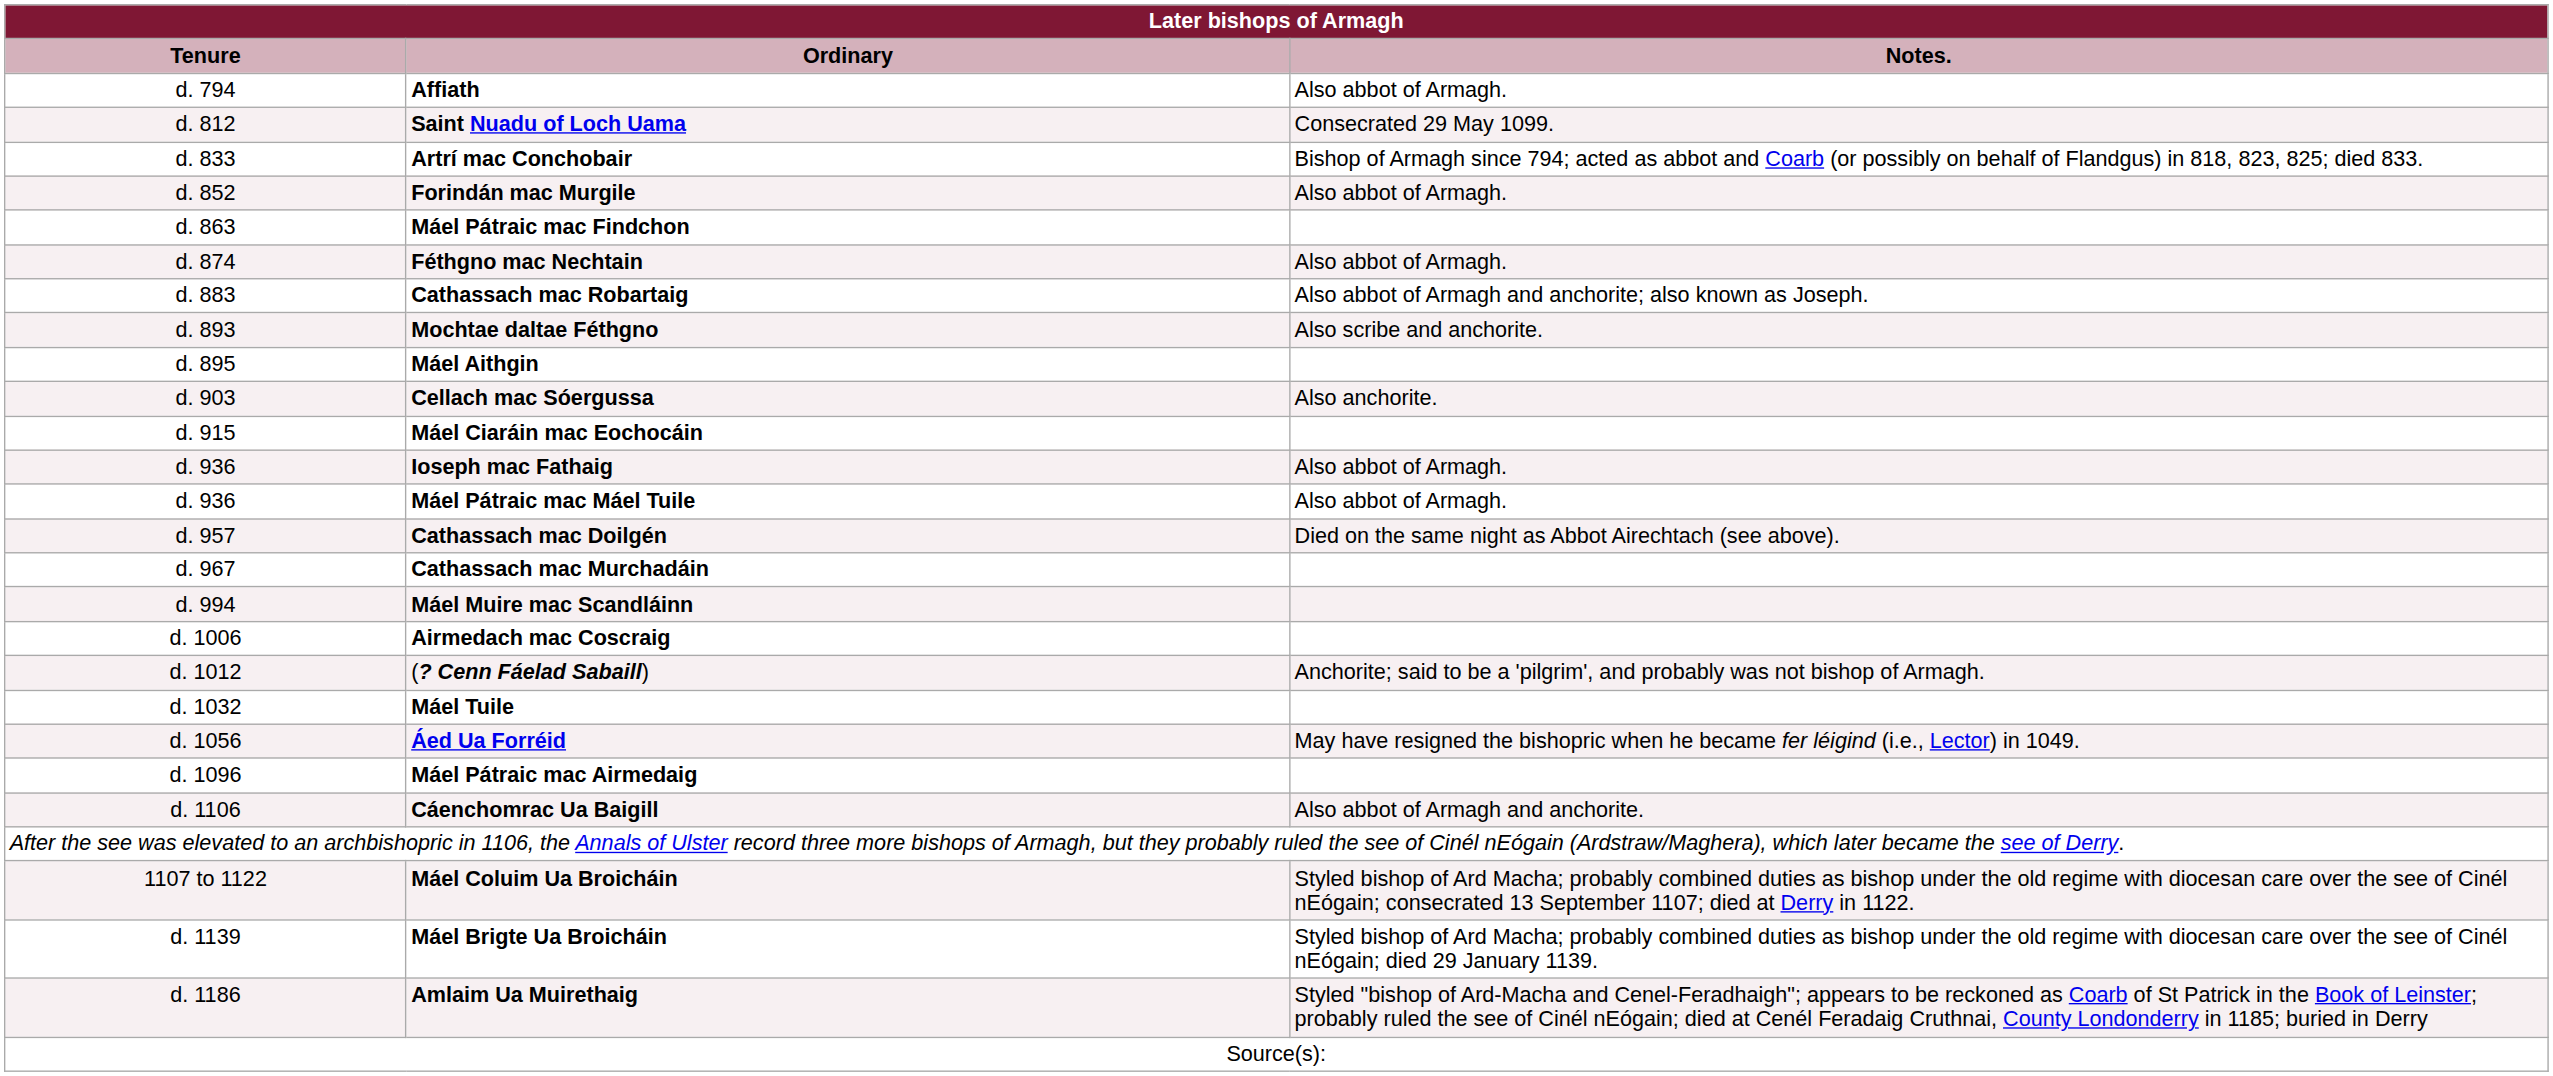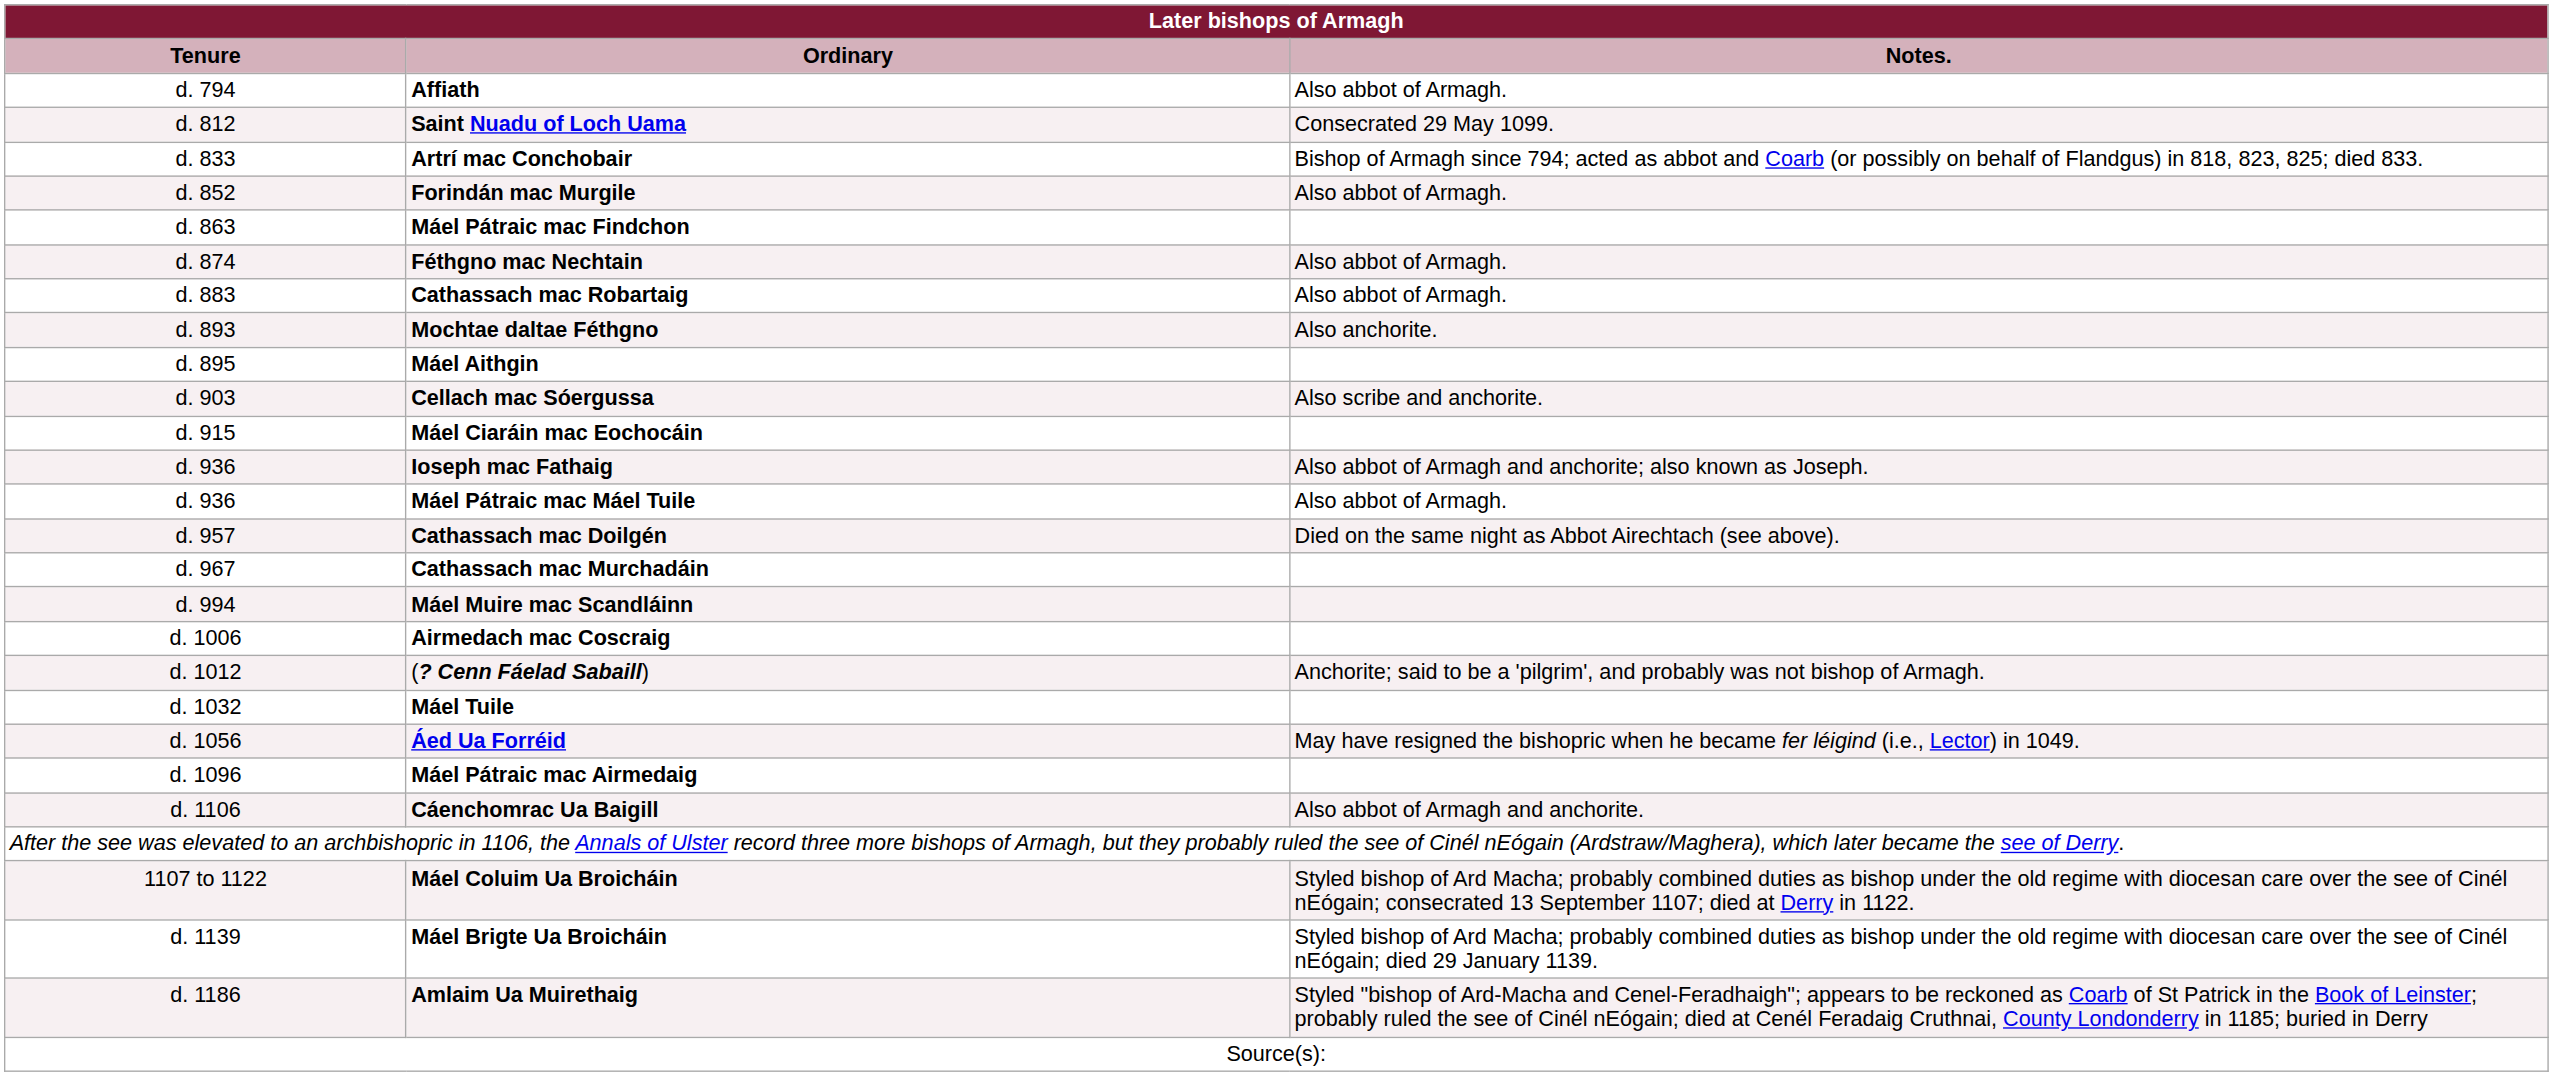(1582, 295) Also abbot of Armagh and anchorite; also known as Joseph. -> (1401, 295) Also abbot of Armagh.
(1419, 329) Also scribe and anchorite. -> (1366, 329) Also anchorite.
(1366, 398) Also anchorite. -> (1419, 398) Also scribe and anchorite.
(1401, 466) Also abbot of Armagh. -> (1582, 466) Also abbot of Armagh and anchorite; also known as Joseph.
